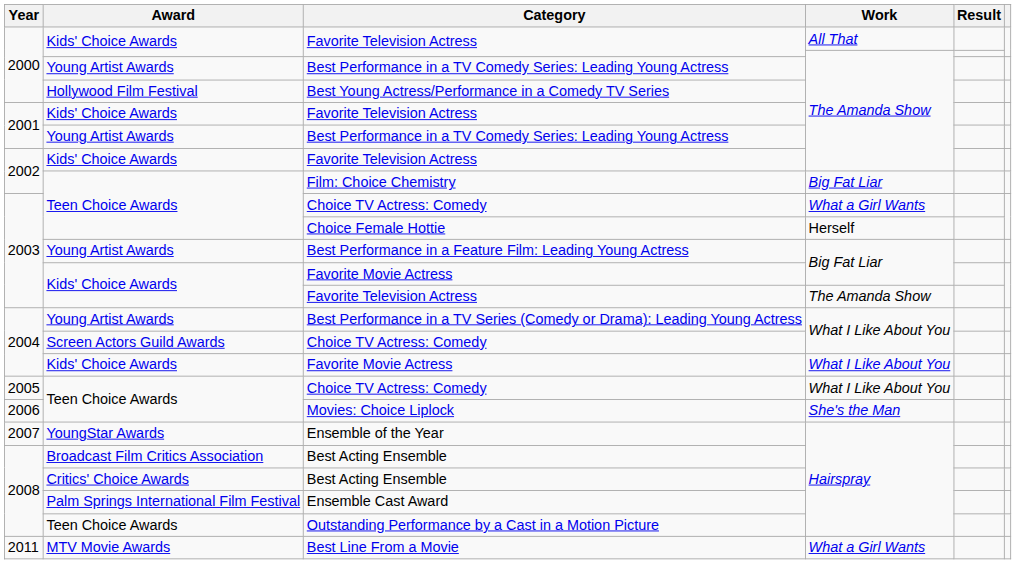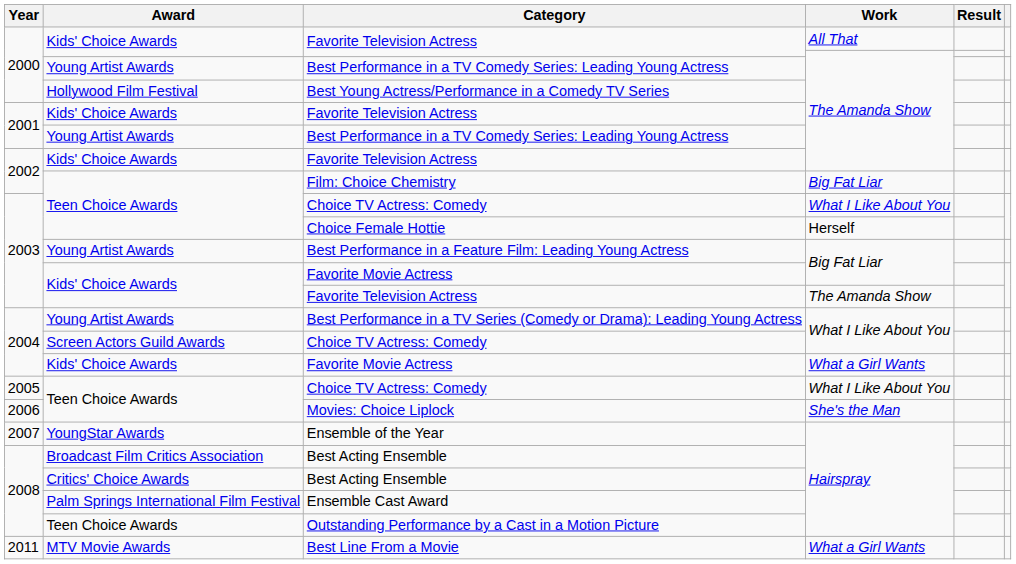(867, 205) What a Girl Wants -> (879, 205) What I Like About You
(879, 365) What I Like About You -> (867, 365) What a Girl Wants
